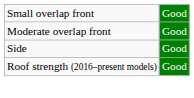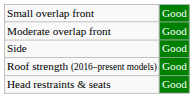+ row: (59, 84)
